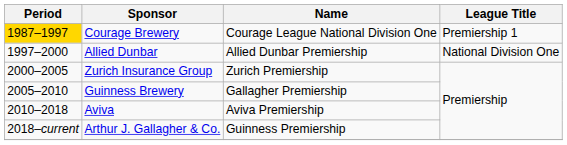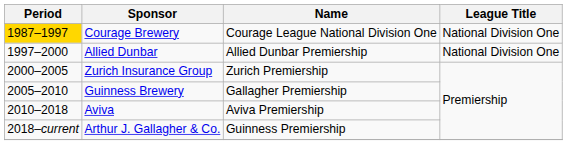(480, 33) Premiership 1 -> (501, 33) National Division One
